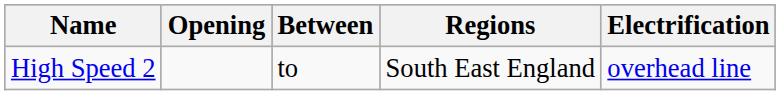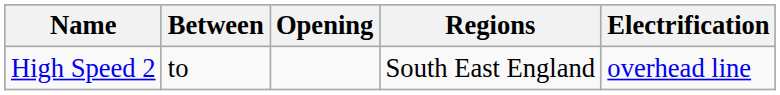columns swapped: (325, 25) <-> (217, 25)
